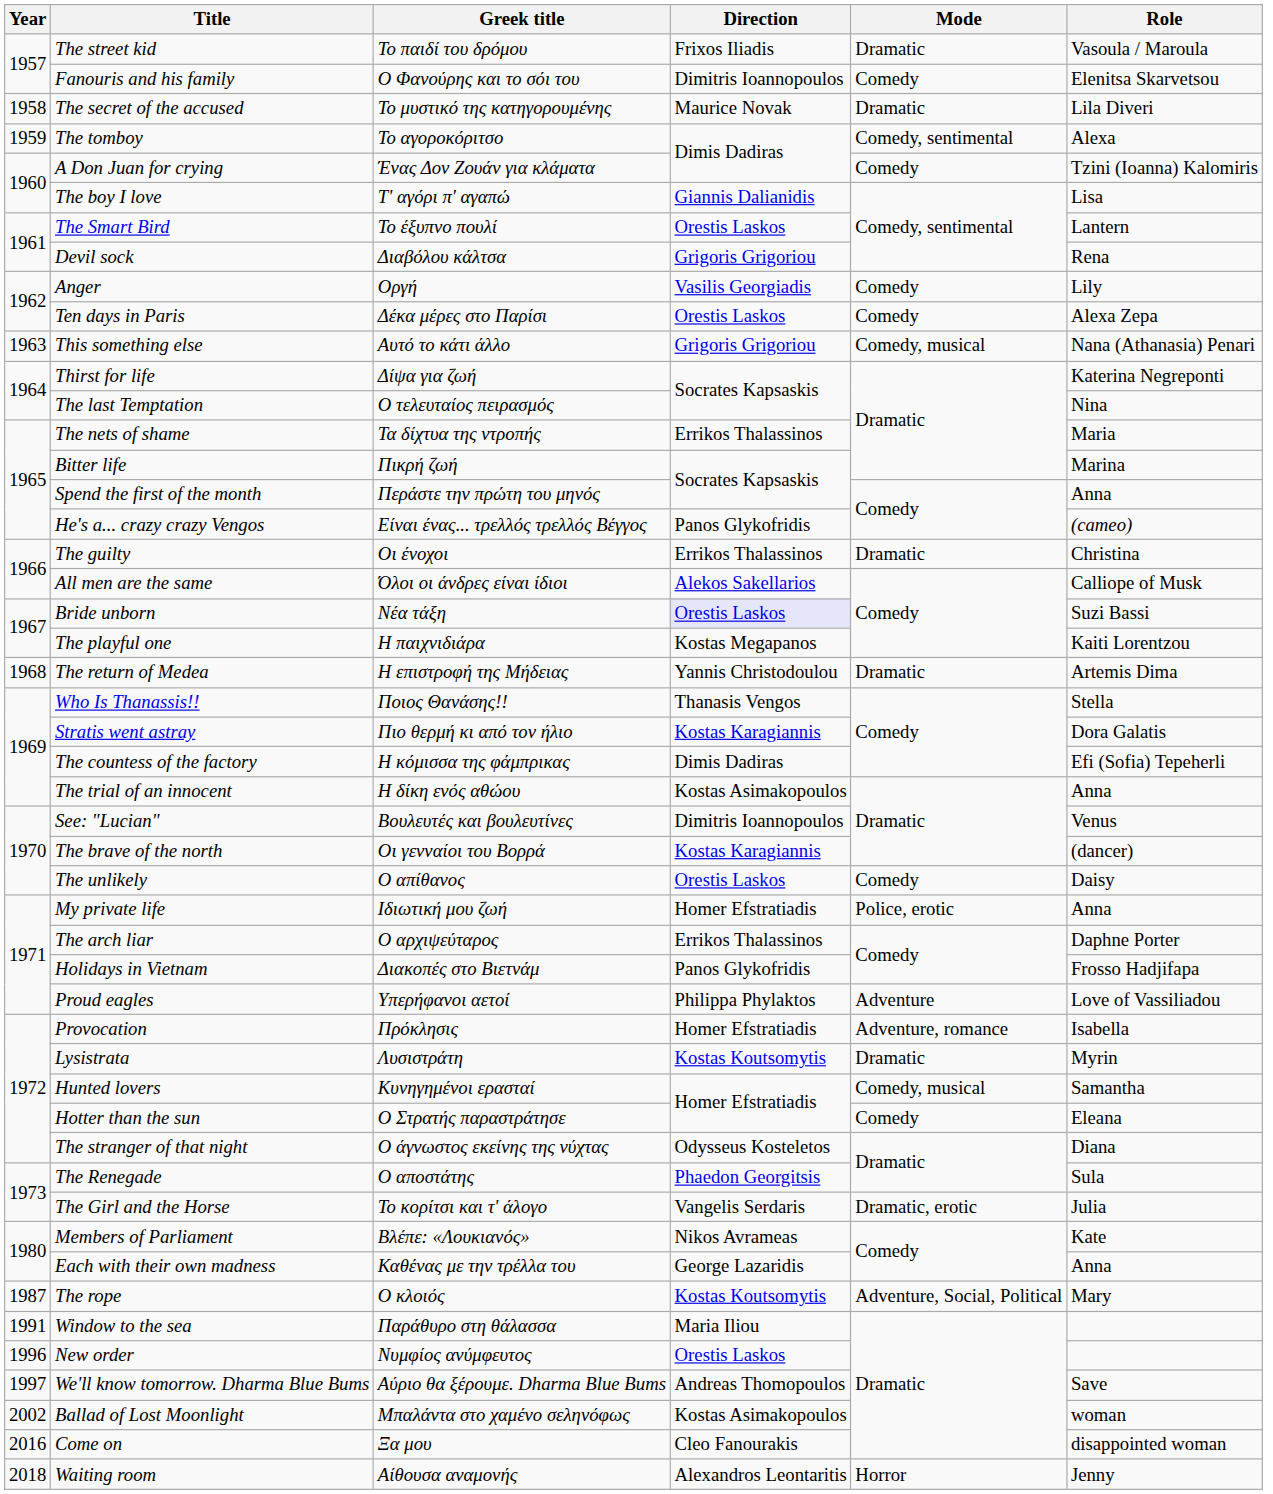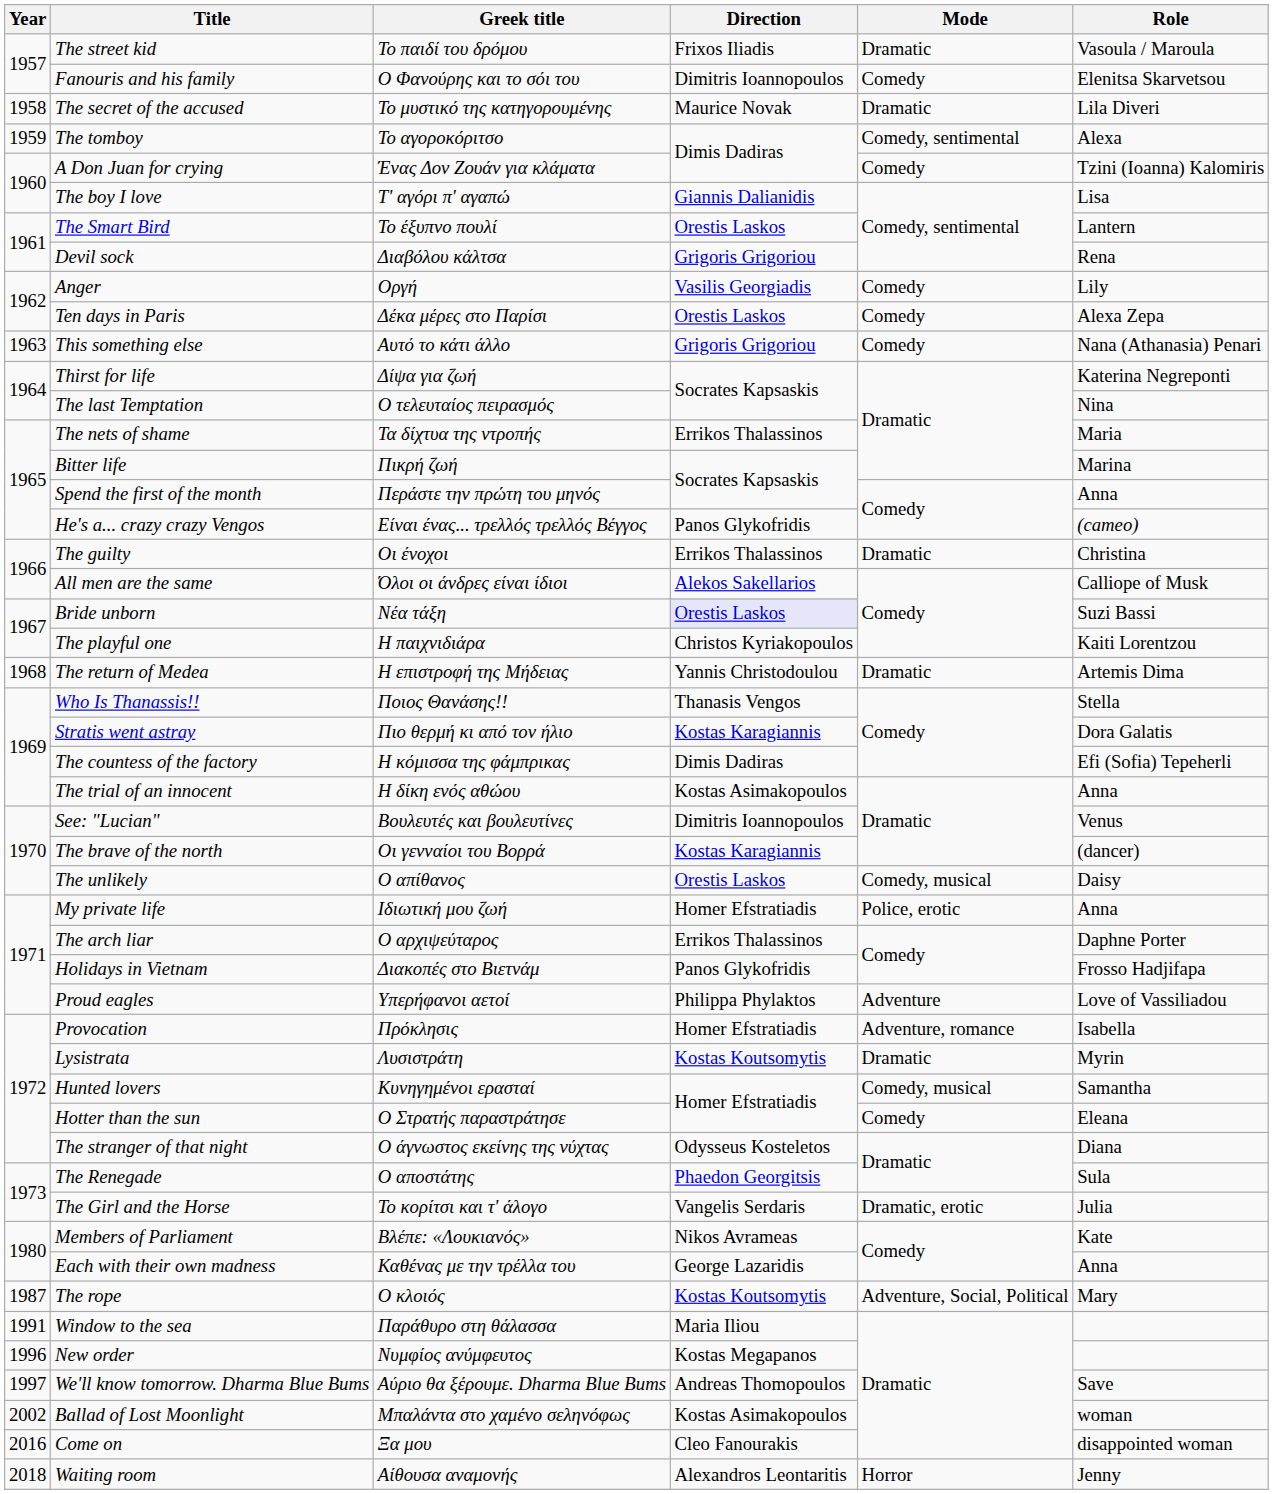(920, 345) Comedy, musical -> (893, 345) Comedy
(746, 642) Kostas Megapanos -> (764, 642) Christos Kyriakopoulos
(887, 880) Comedy -> (926, 880) Comedy, musical
(730, 1355) Orestis Laskos -> (746, 1355) Kostas Megapanos
